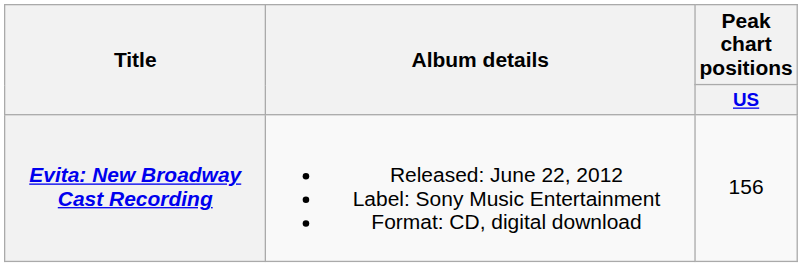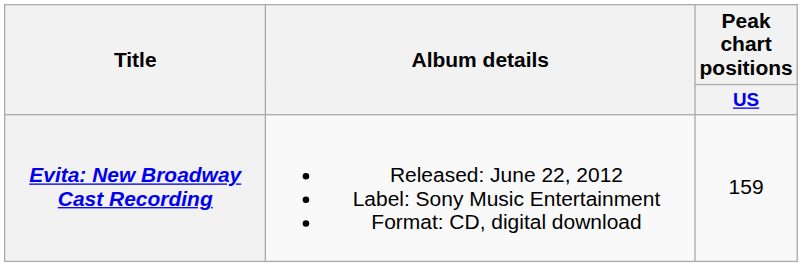(746, 187) 156 -> (746, 187) 159
